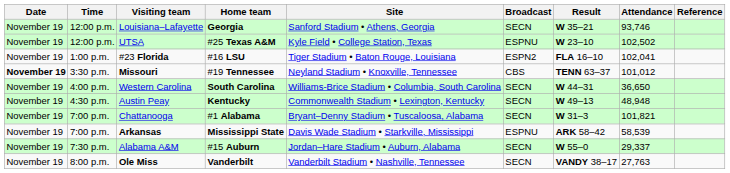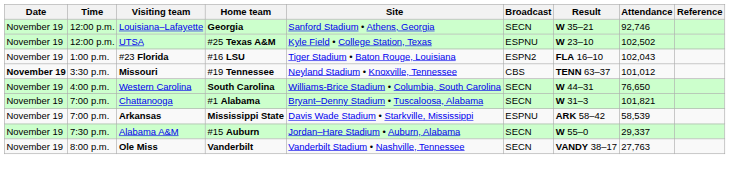(636, 27) 93,746 -> (636, 27) 92,746
(638, 57) 102,041 -> (638, 57) 102,043
(636, 87) 36,650 -> (636, 87) 76,650
- row: (144, 101)
